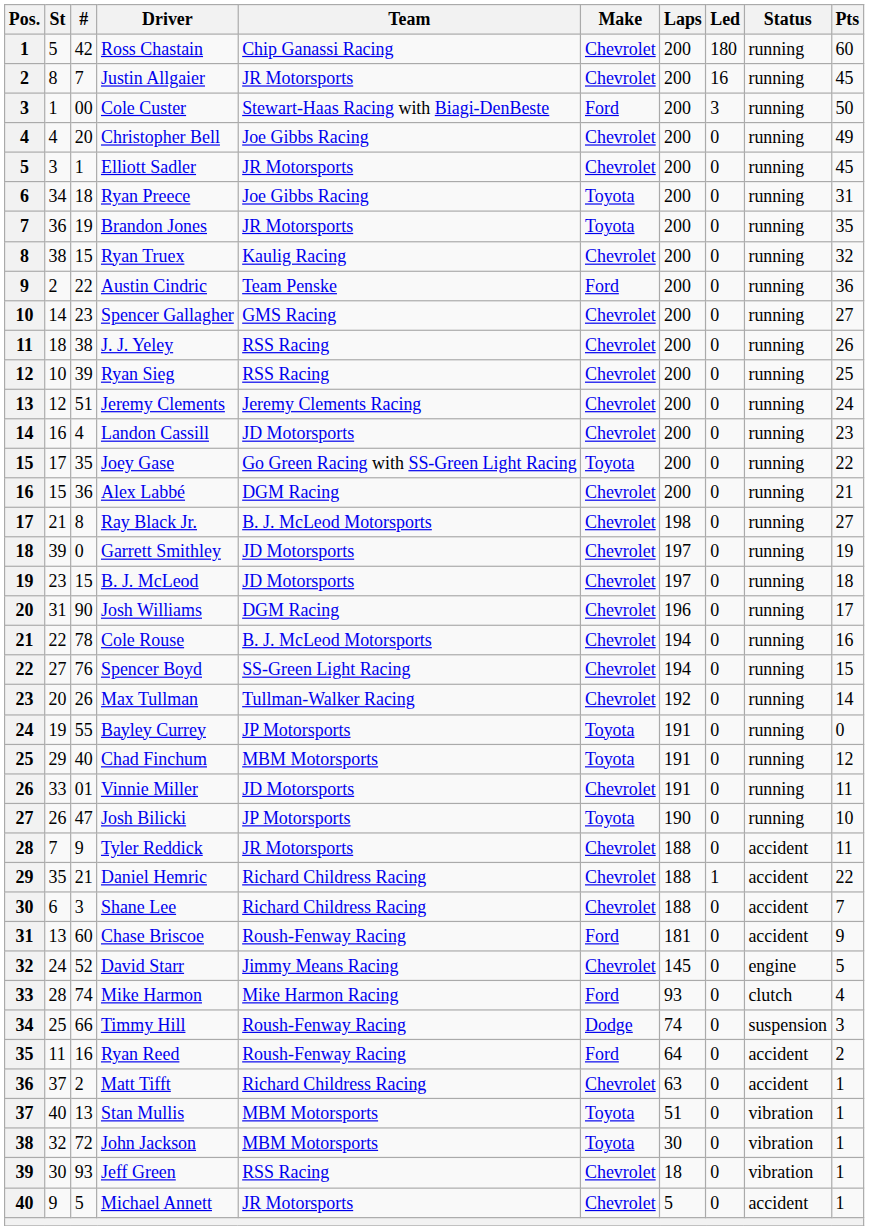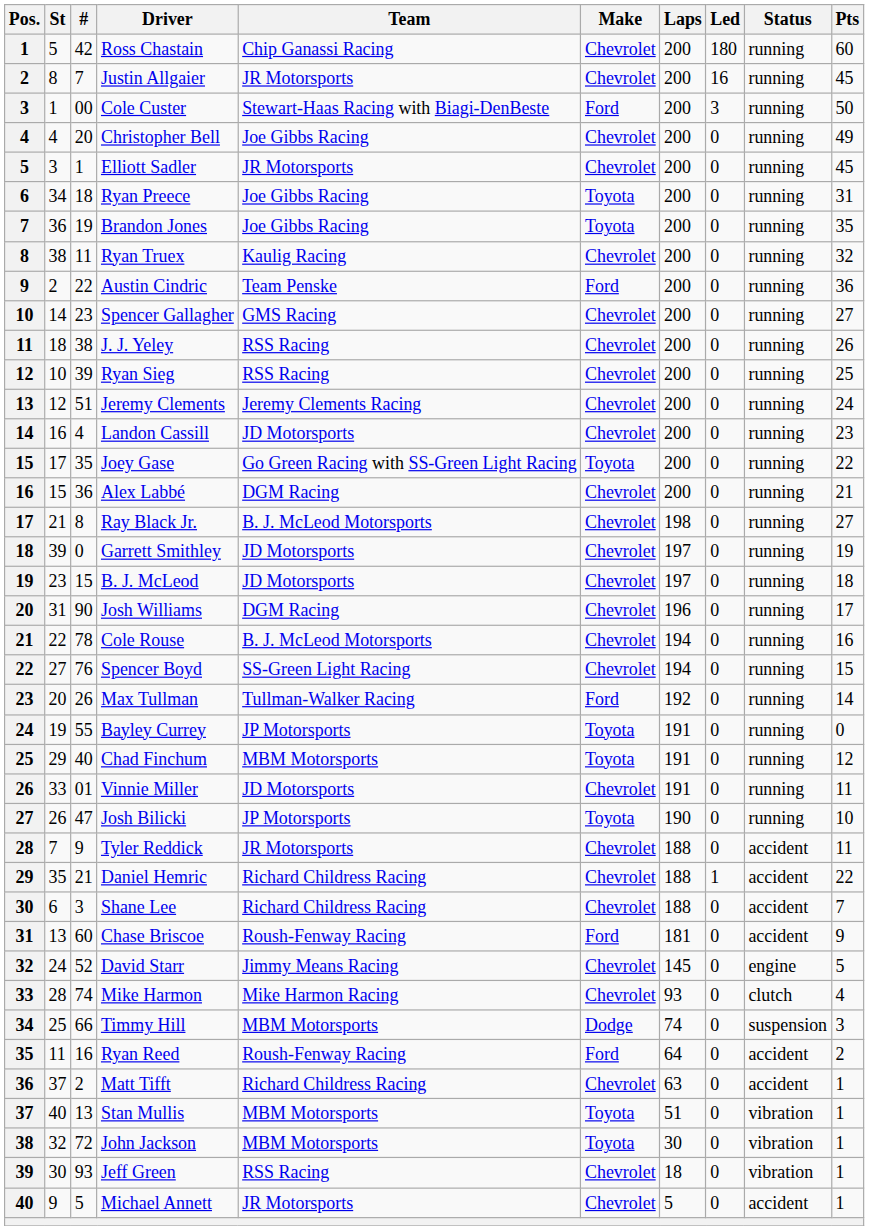(298, 226) JR Motorsports -> (305, 226) Joe Gibbs Racing
(84, 256) 15 -> (83, 256) 11
(620, 699) Chevrolet -> (602, 699) Ford
(602, 995) Ford -> (620, 995) Chevrolet
(324, 1024) Roush-Fenway Racing -> (310, 1024) MBM Motorsports
